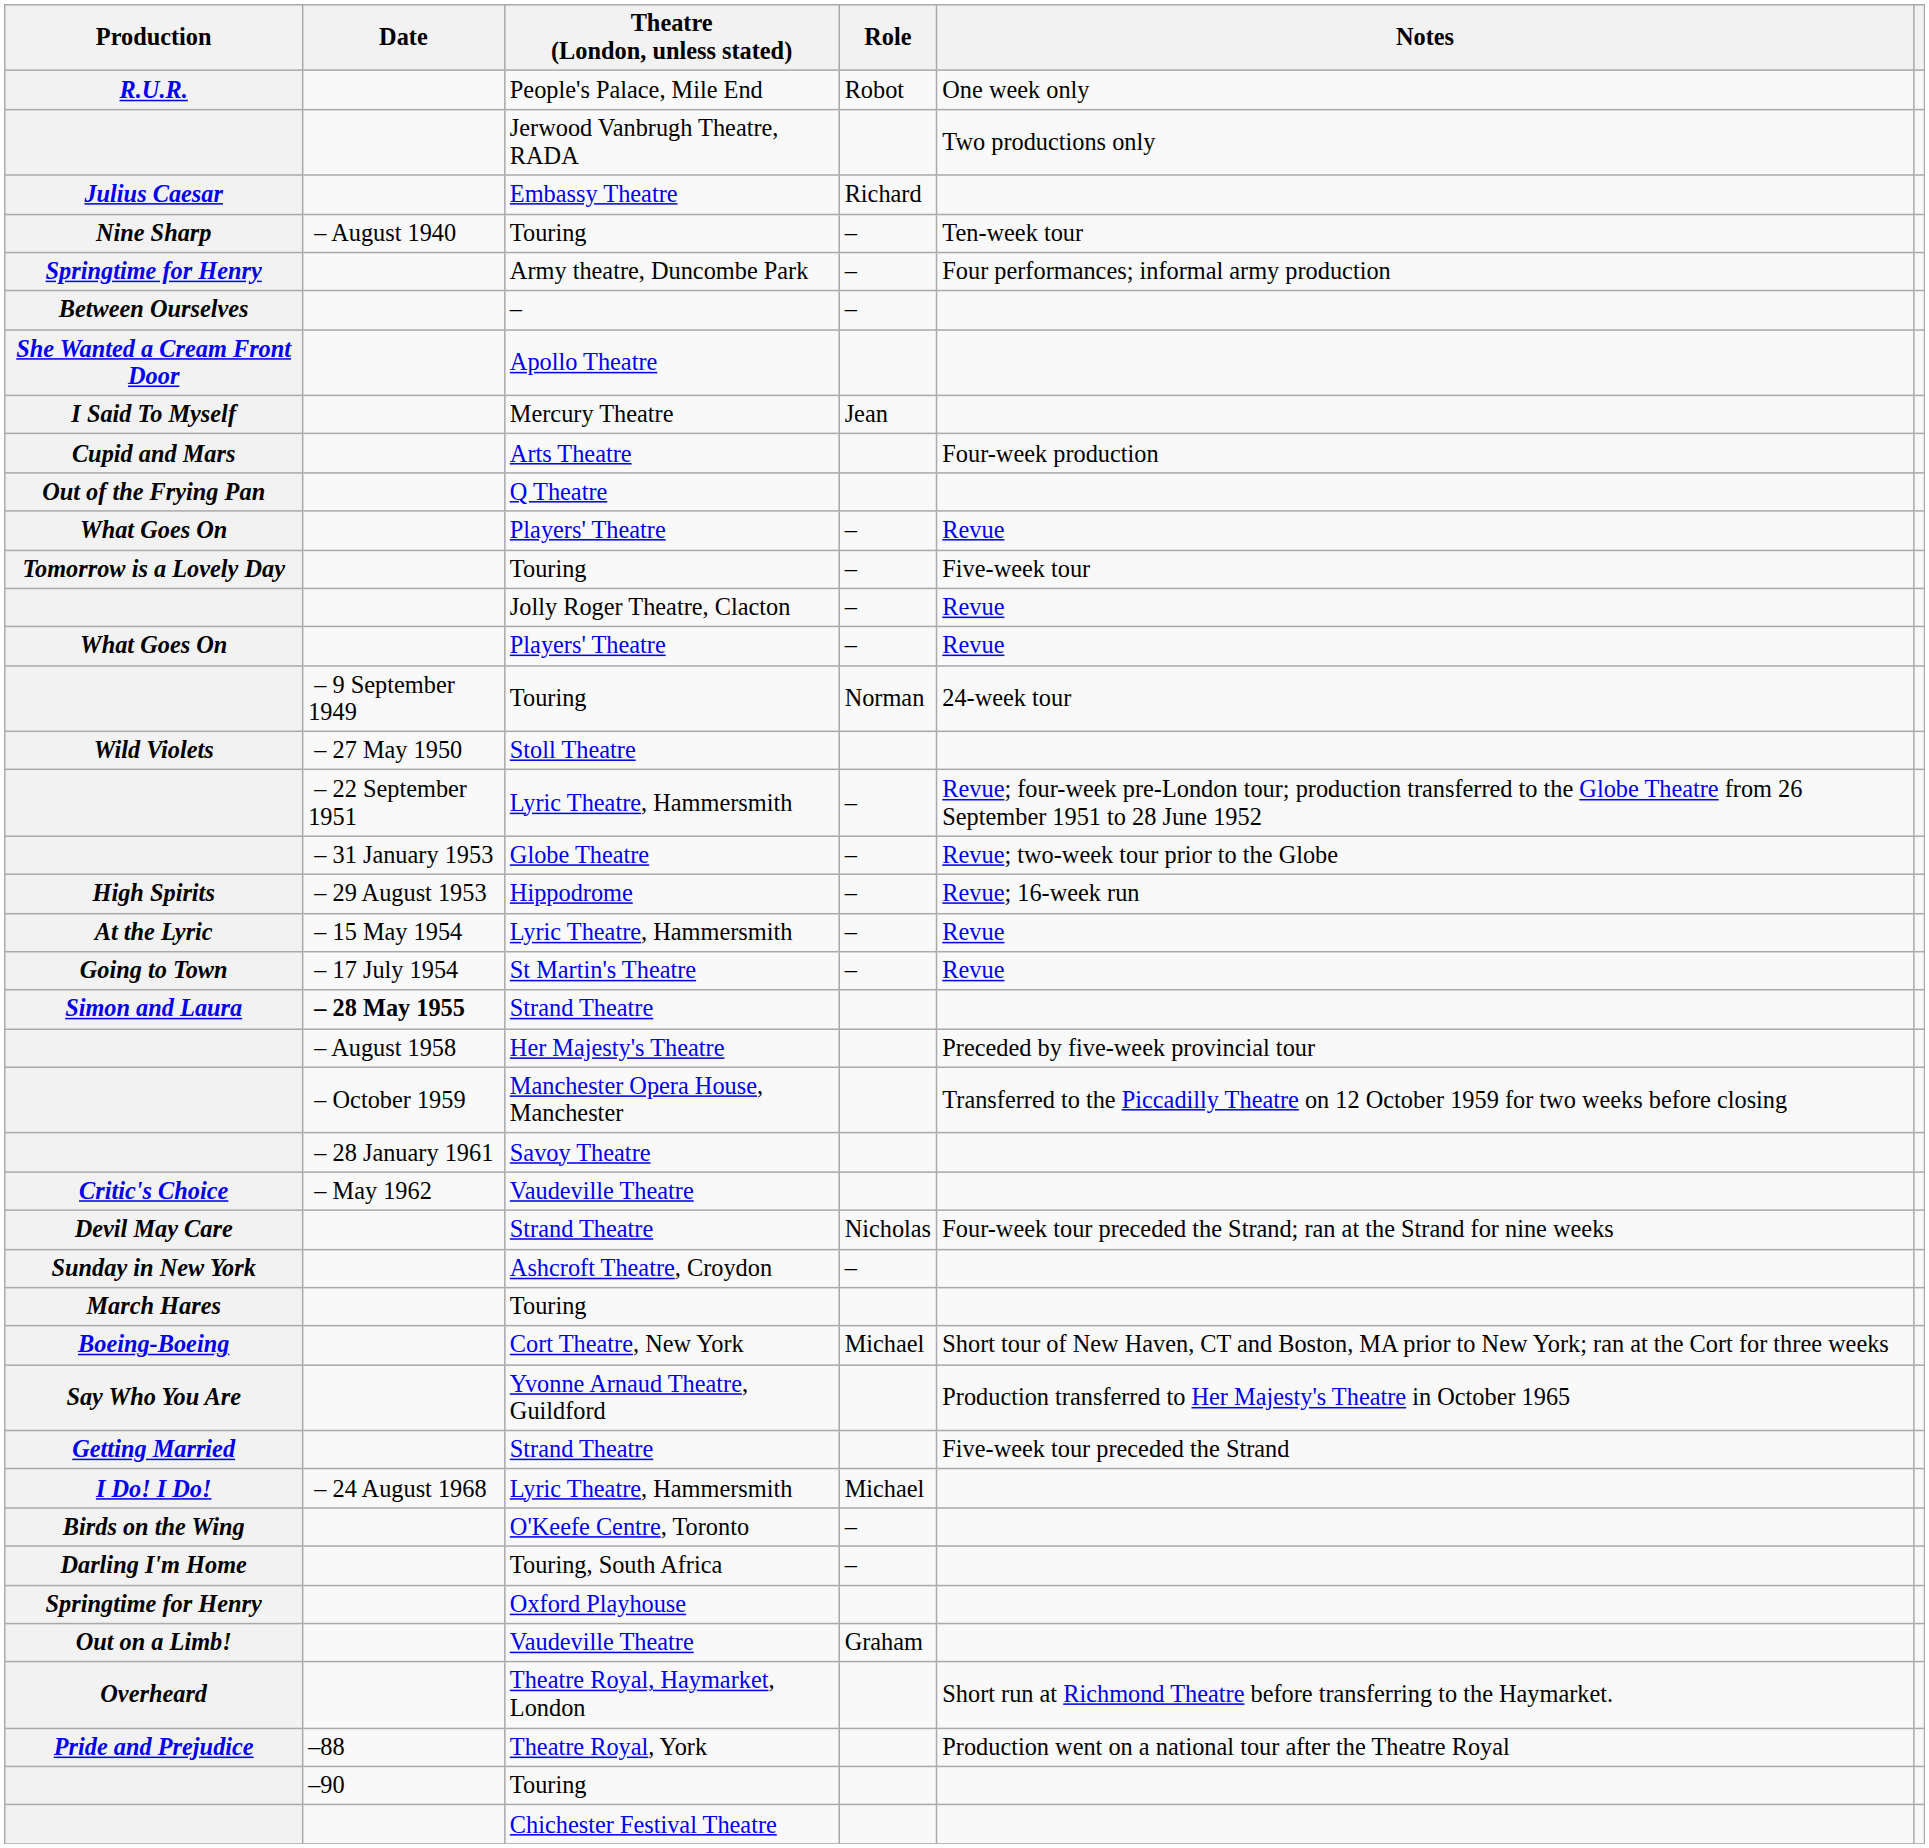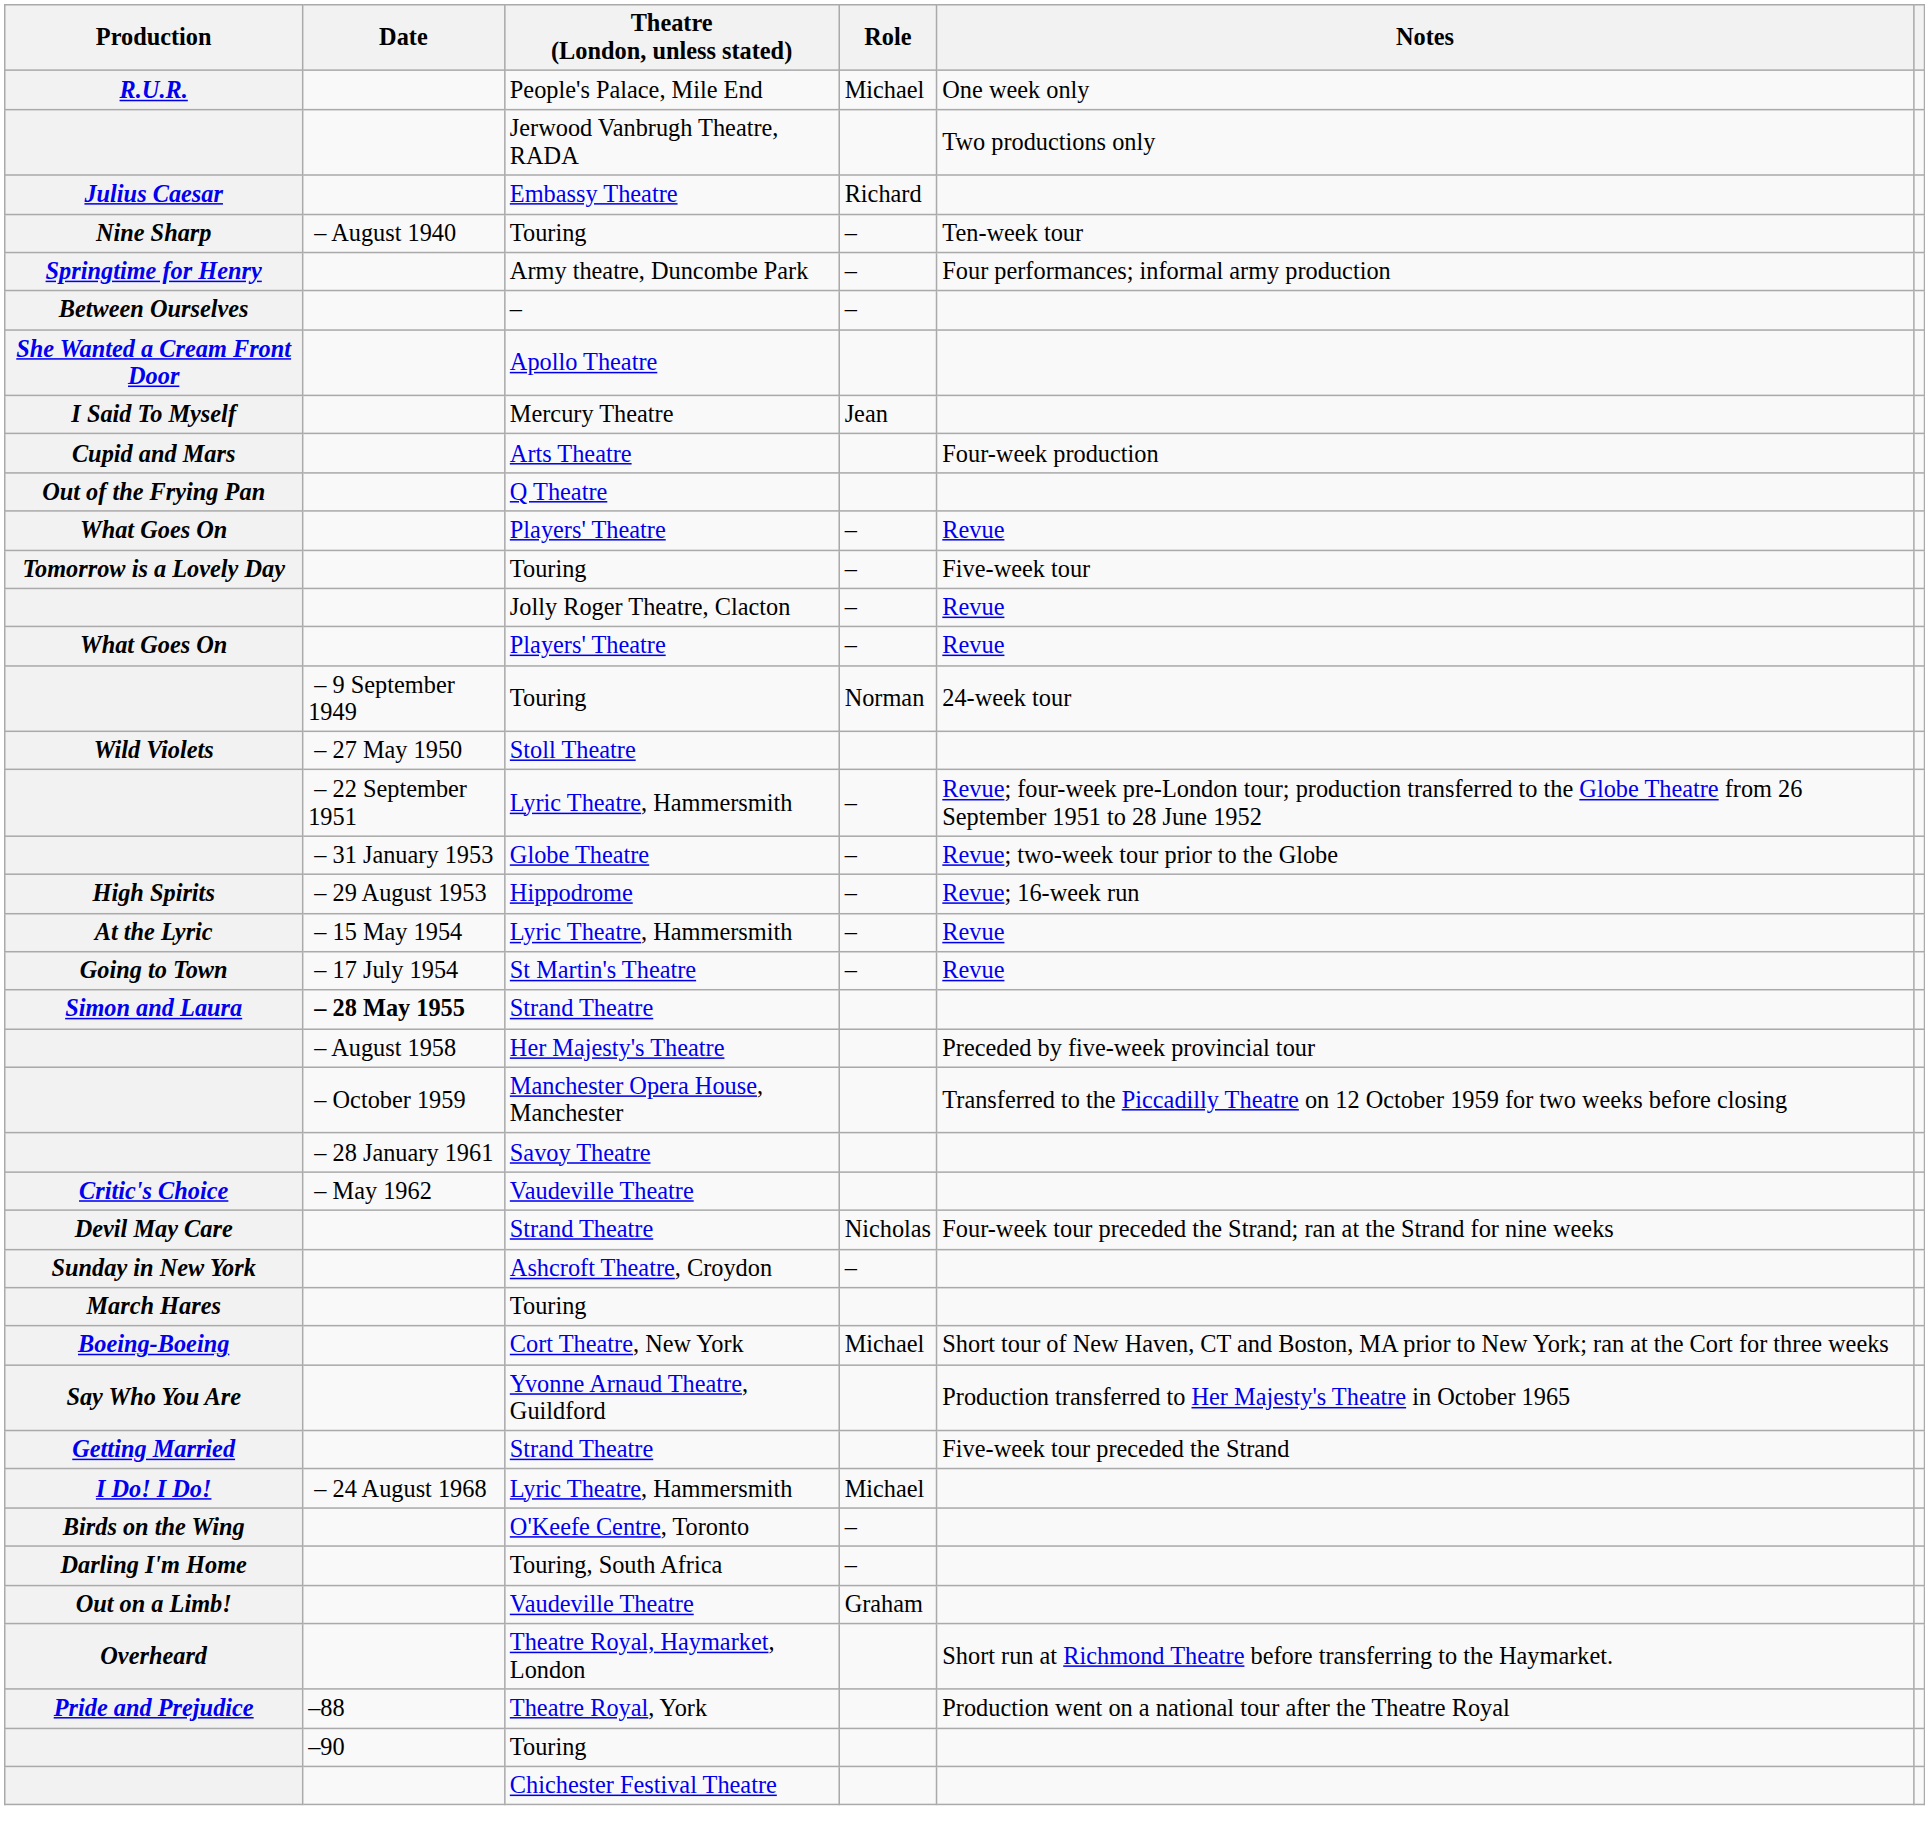(874, 89) Robot -> (884, 89) Michael
- row: (154, 1603)
